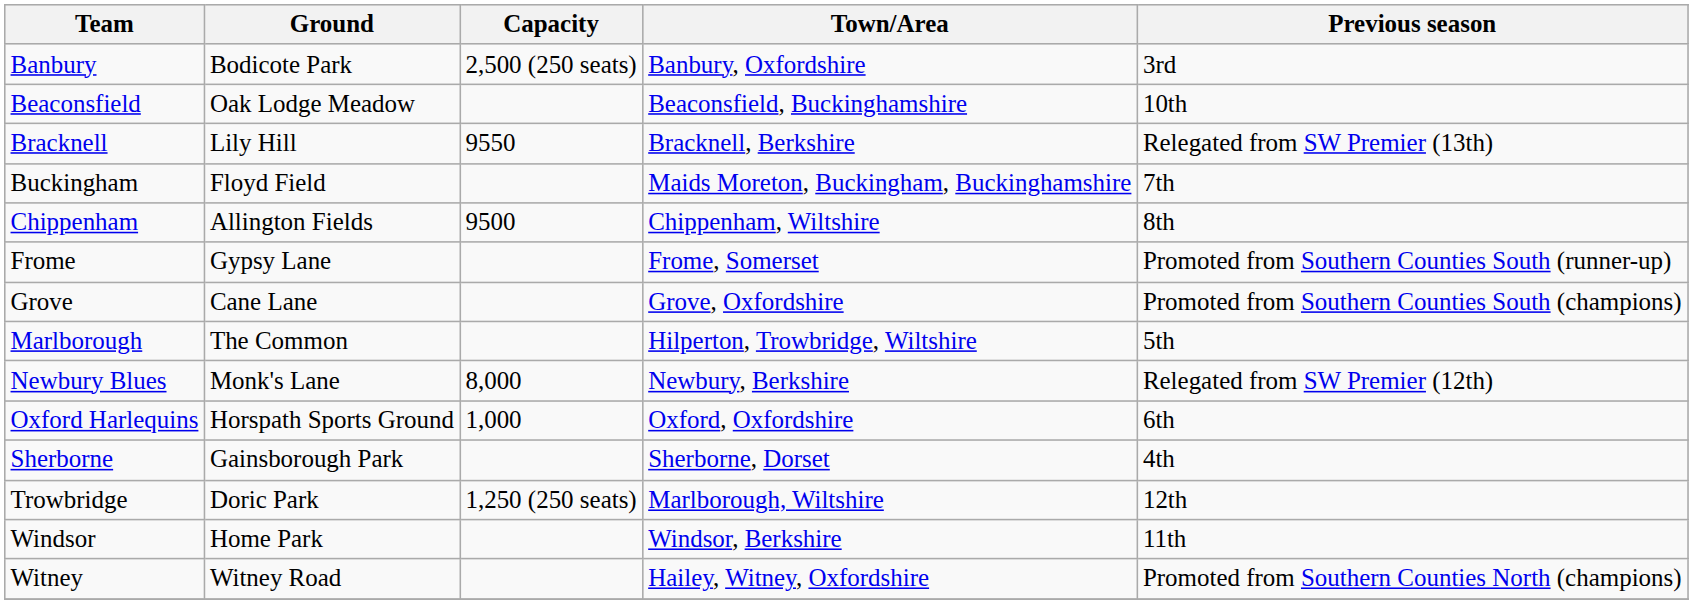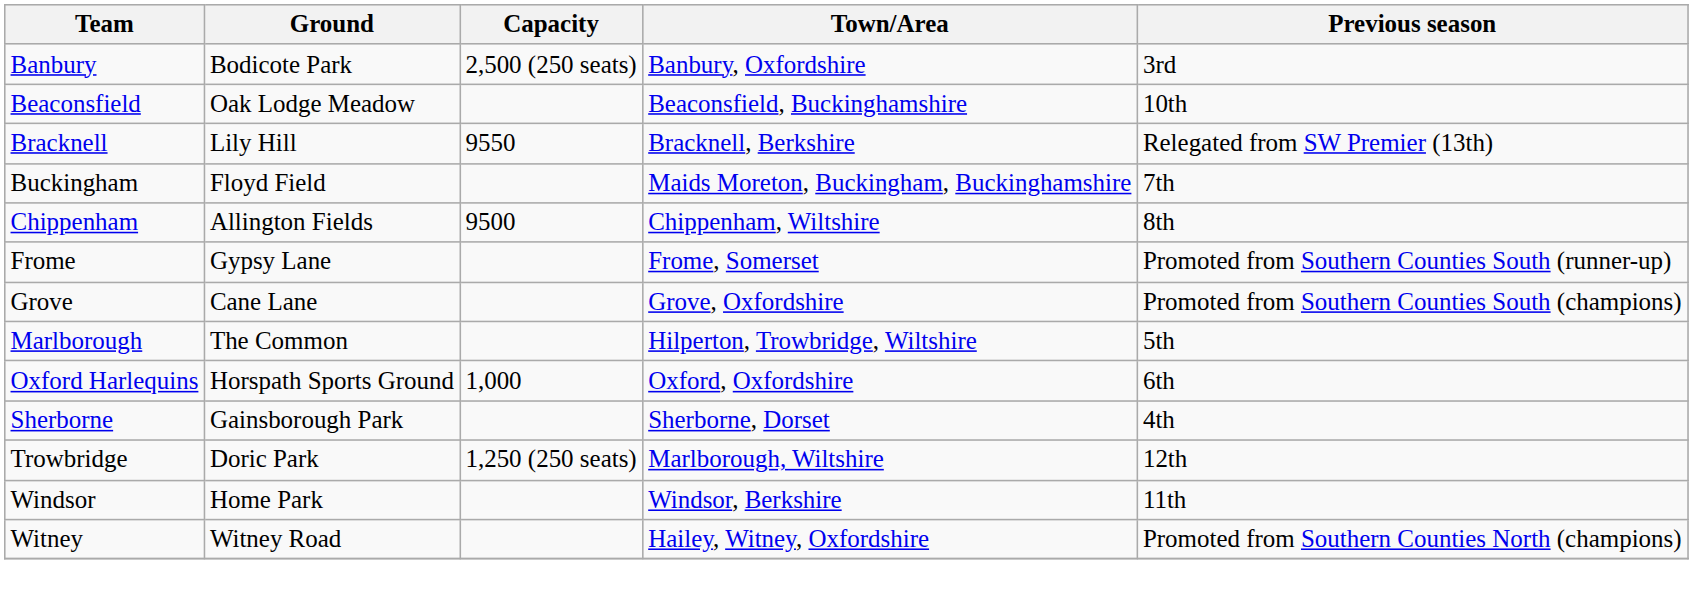- row: (89, 380)
